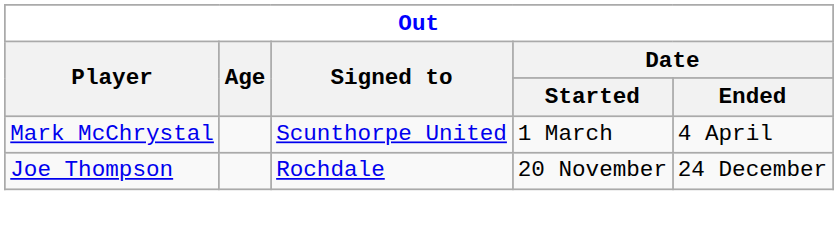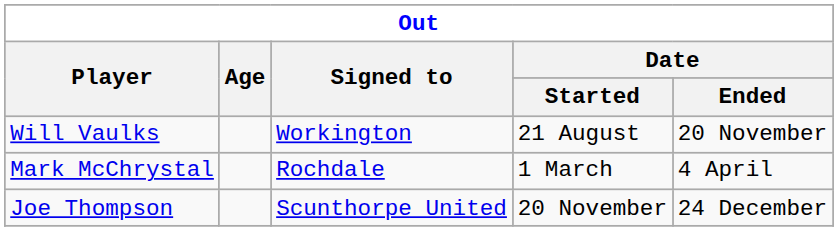+ row: (85, 134)
(392, 134) Scunthorpe United -> (330, 171) Rochdale
(330, 171) Rochdale -> (392, 208) Scunthorpe United
